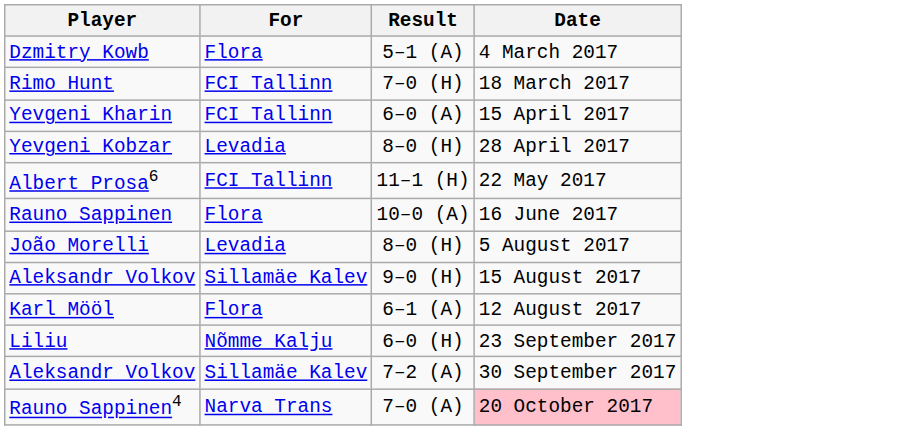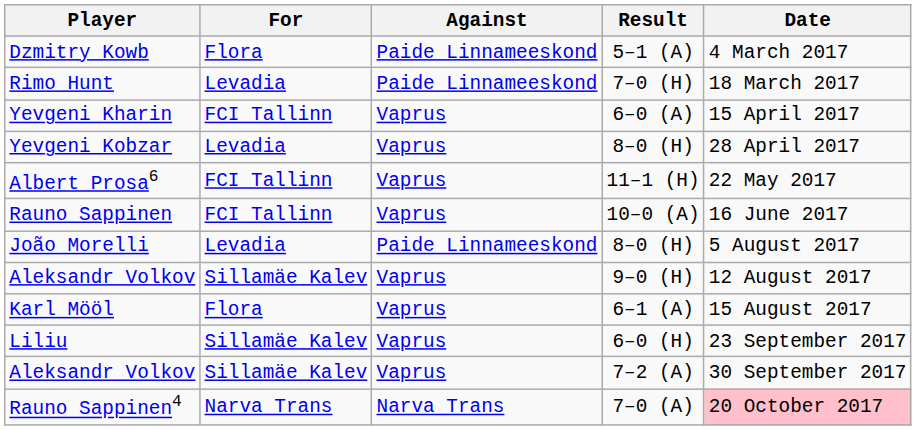+ column: (487, 21)
(269, 84) FCI Tallinn -> (245, 84) Levadia
(234, 215) Flora -> (269, 215) FCI Tallinn
(560, 278) 15 August 2017 -> (790, 278) 12 August 2017
(560, 310) 12 August 2017 -> (790, 310) 15 August 2017
(269, 341) Nõmme Kalju -> (286, 341) Sillamäe Kalev
